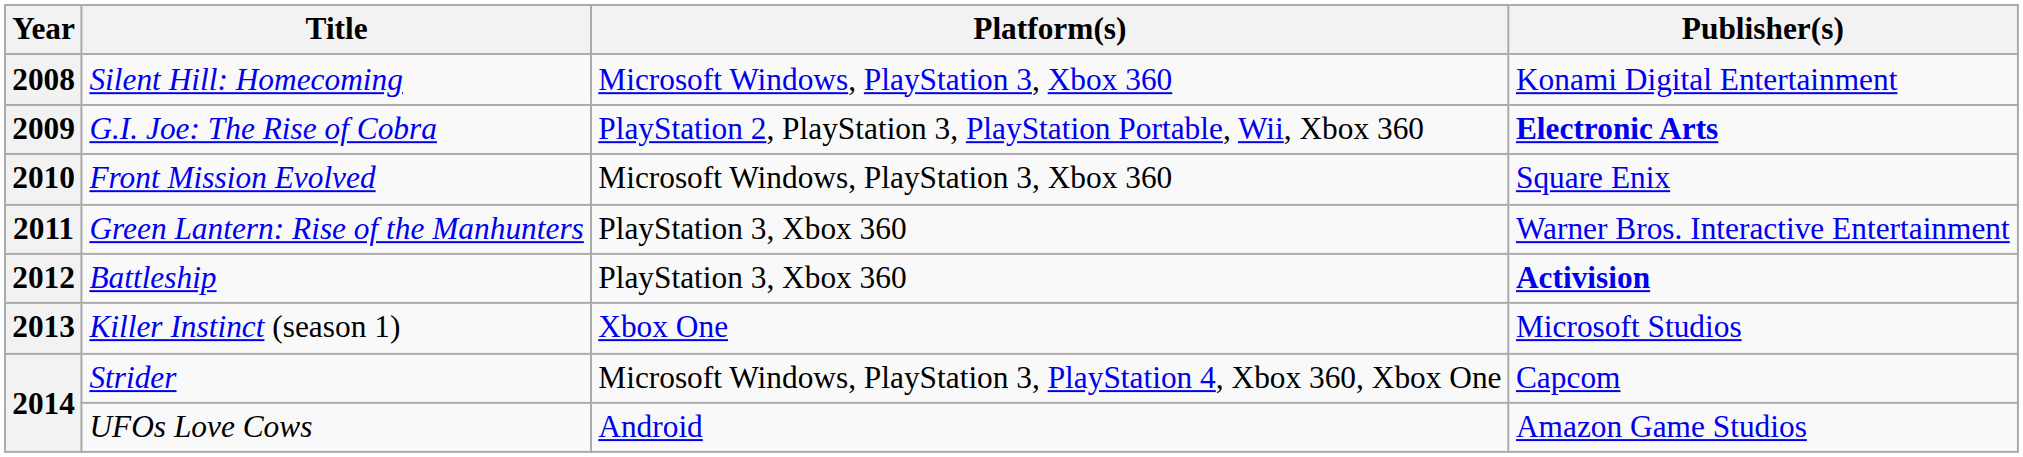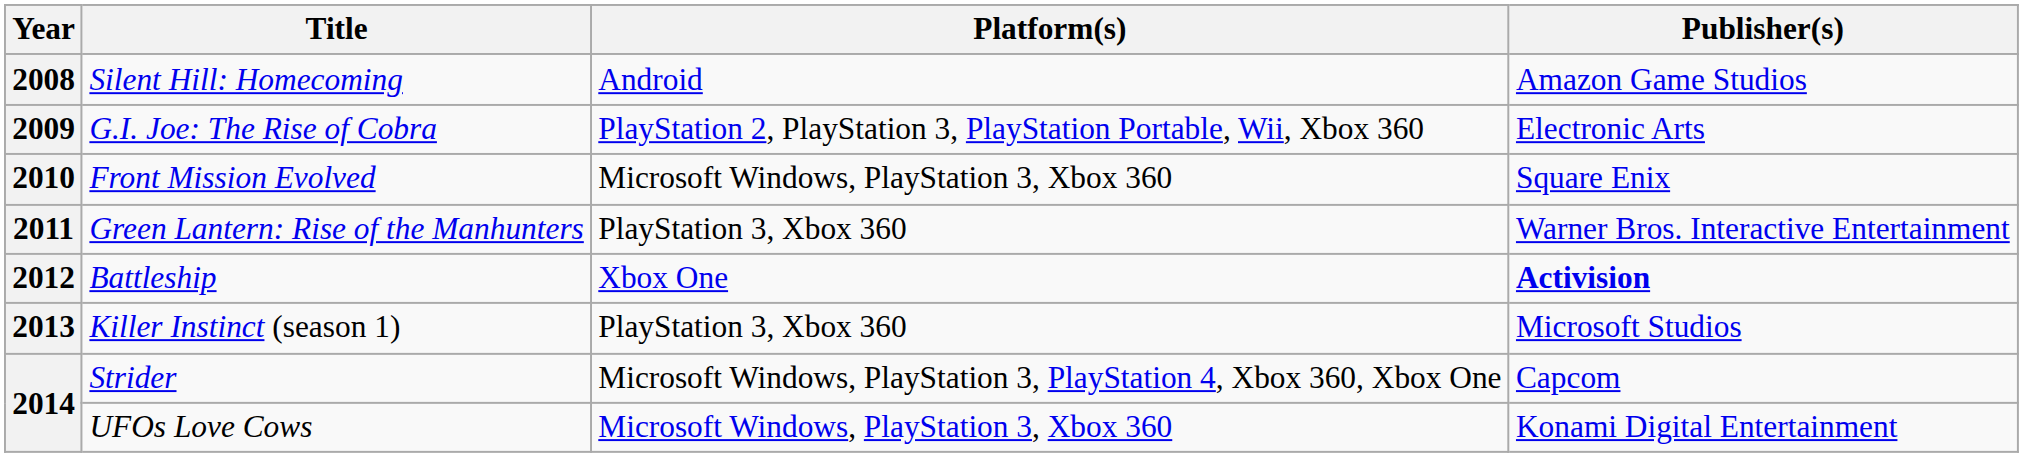(885, 79) Microsoft Windows, PlayStation 3, Xbox 360 -> (651, 79) Android
(1707, 79) Konami Digital Entertainment -> (1661, 79) Amazon Game Studios
(1617, 128) bold -> (1610, 128) normal
(752, 278) PlayStation 3, Xbox 360 -> (663, 278) Xbox One
(663, 327) Xbox One -> (752, 327) PlayStation 3, Xbox 360
(651, 427) Android -> (885, 427) Microsoft Windows, PlayStation 3, Xbox 360
(1661, 427) Amazon Game Studios -> (1707, 427) Konami Digital Entertainment
